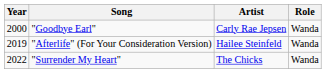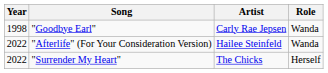(17, 28) 2000 -> (17, 28) 1998
(17, 44) 2019 -> (17, 44) 2022
(305, 60) Wanda -> (306, 60) Herself
